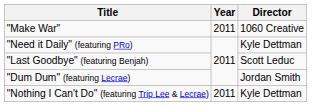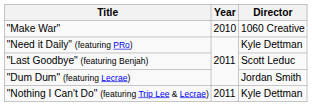(224, 28) 2011 -> (225, 28) 2010
